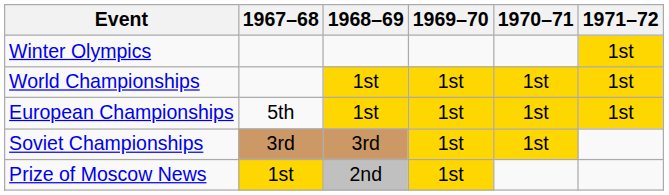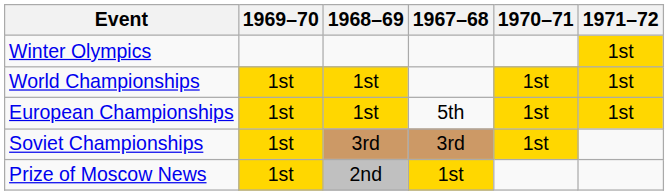columns swapped: (281, 19) <-> (451, 19)
